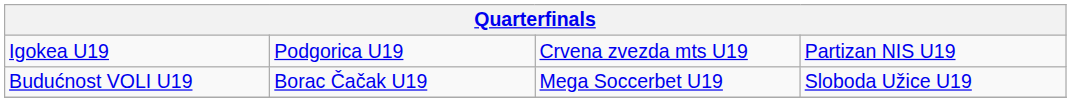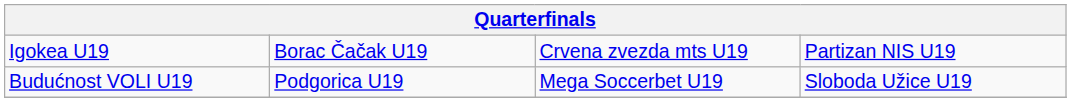(339, 50) Podgorica U19 -> (351, 50) Borac Čačak U19
(351, 81) Borac Čačak U19 -> (339, 81) Podgorica U19
